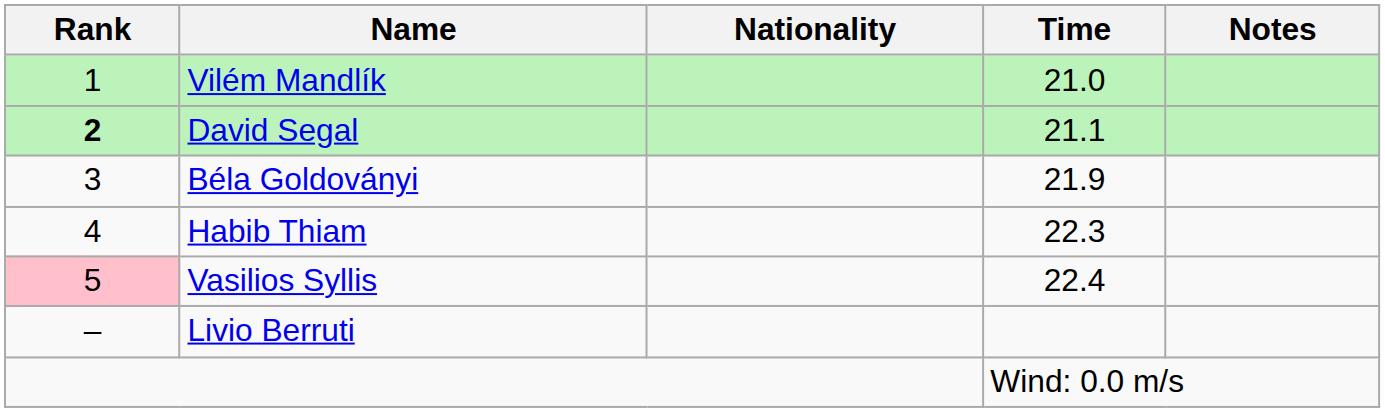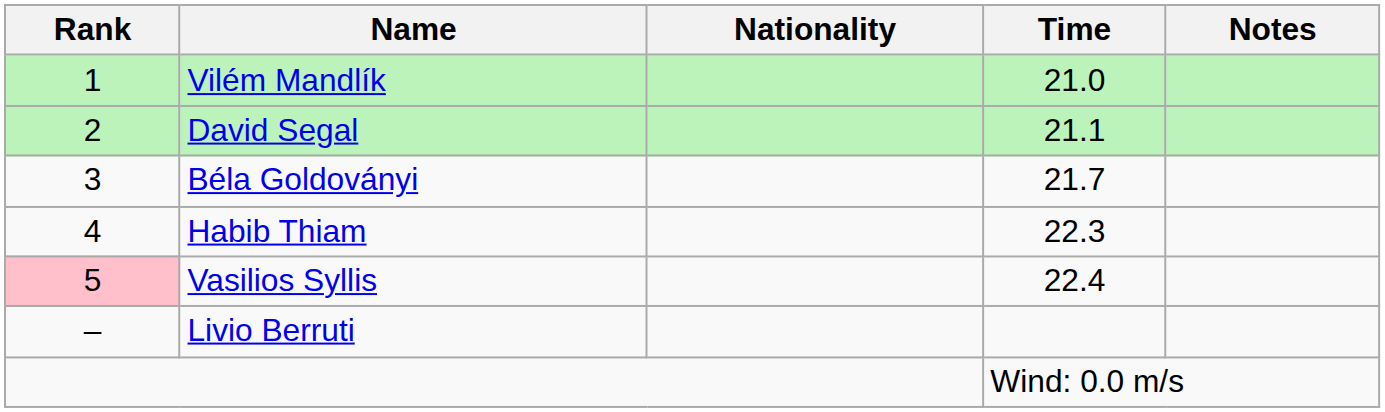(93, 130) bold -> (93, 130) normal
(1075, 180) 21.9 -> (1075, 180) 21.7
